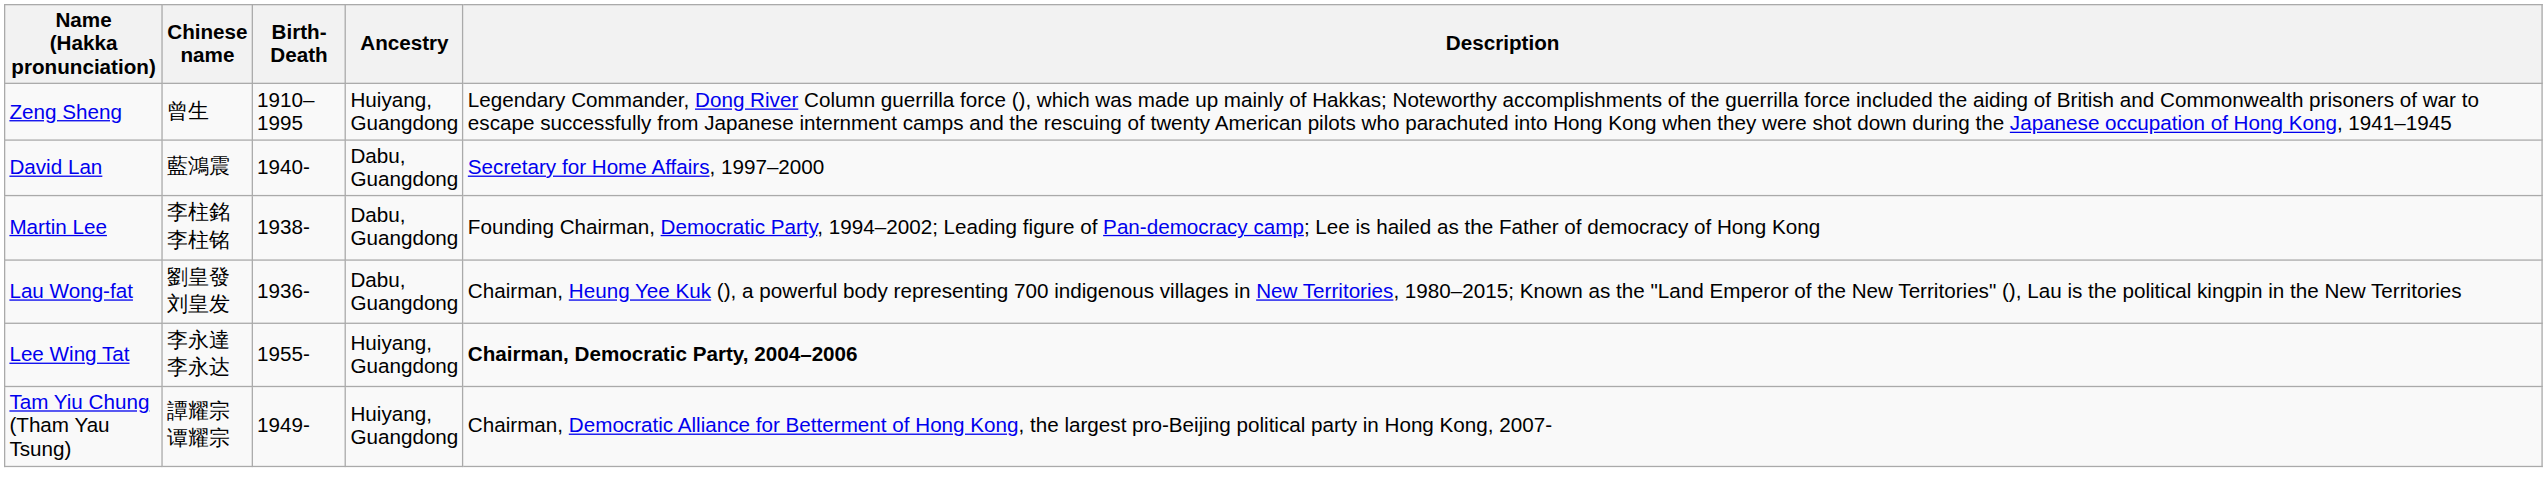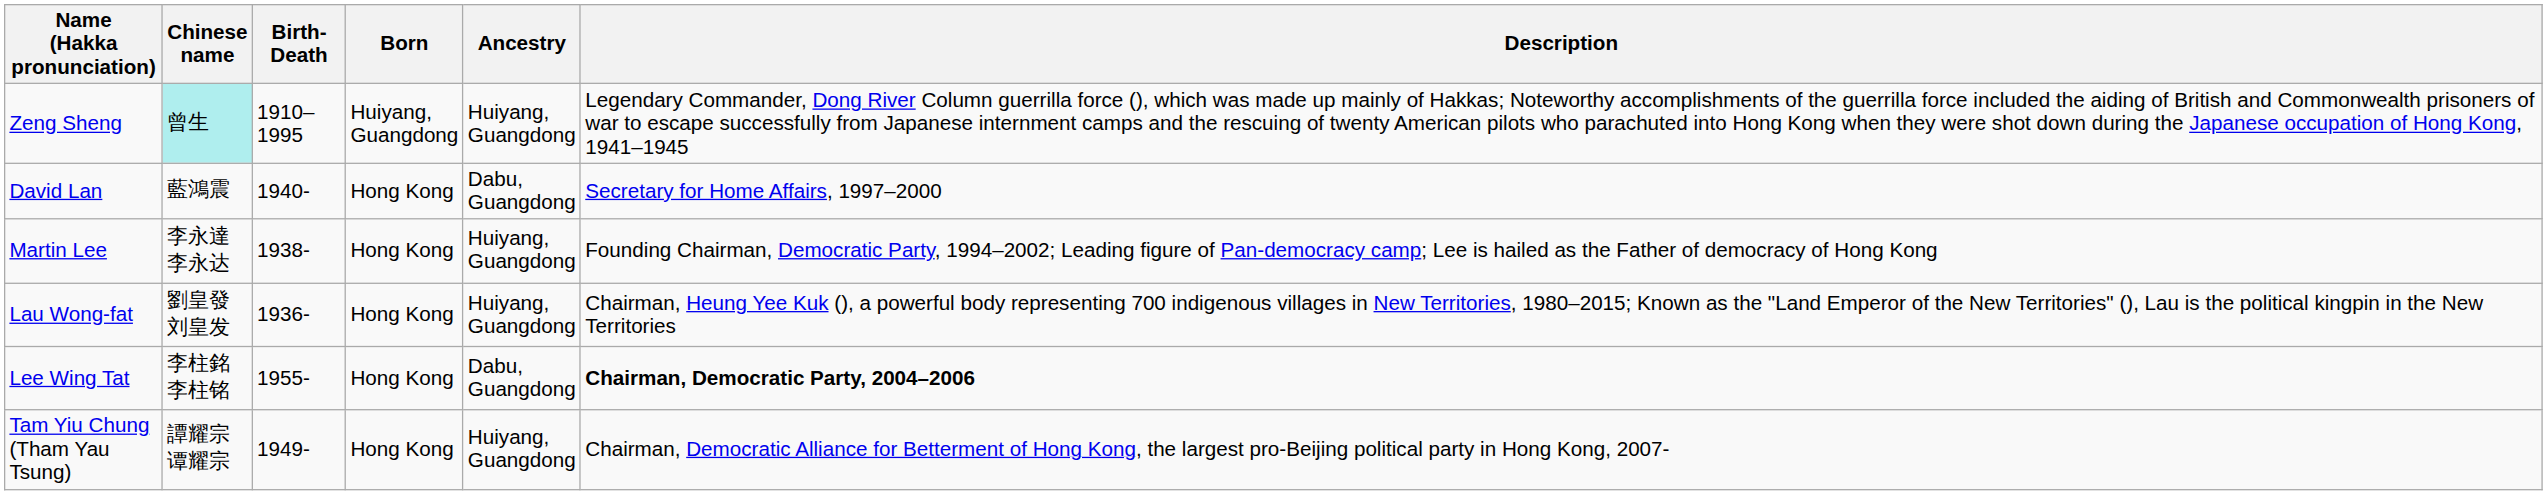+ column: (404, 44)
(188, 111) no background -> (188, 122) paleturquoise background
(198, 226) 李柱銘 李柱铭 -> (198, 250) 李永達 李永达
(404, 227) Dabu, Guangdong -> (522, 250) Huiyang, Guangdong
(404, 291) Dabu, Guangdong -> (522, 314) Huiyang, Guangdong
(198, 354) 李永達 李永达 -> (198, 377) 李柱銘 李柱铭
(404, 354) Huiyang, Guangdong -> (522, 378) Dabu, Guangdong
